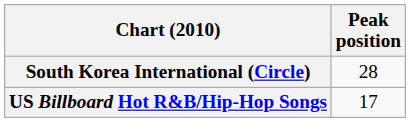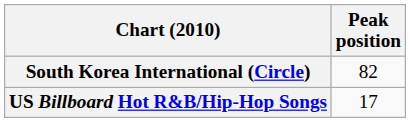(368, 71) 28 -> (368, 71) 82
